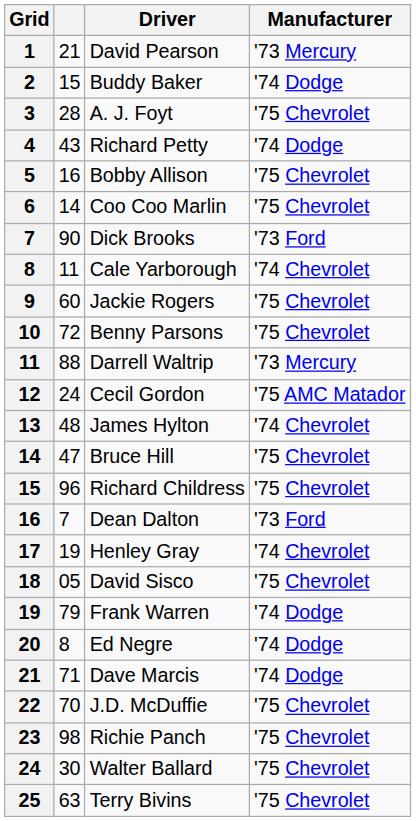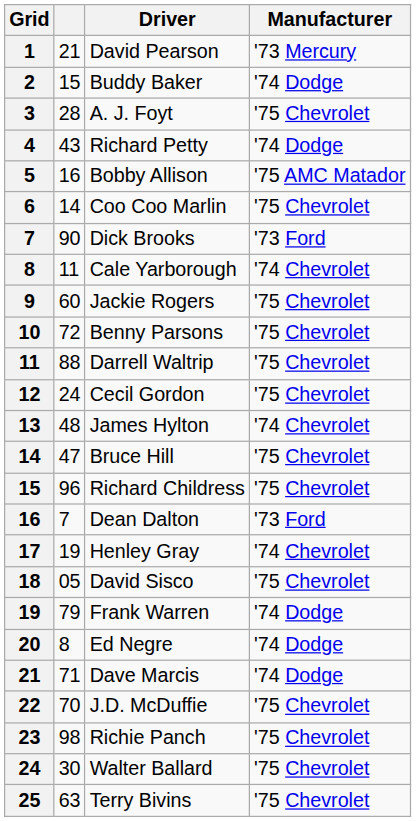(312, 176) '75 Chevrolet -> (330, 176) '75 AMC Matador
(305, 363) '73 Mercury -> (312, 363) '75 Chevrolet
(330, 394) '75 AMC Matador -> (312, 394) '75 Chevrolet
